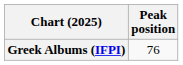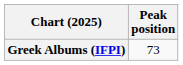(153, 49) 76 -> (153, 49) 73
